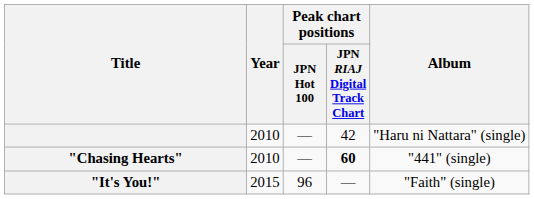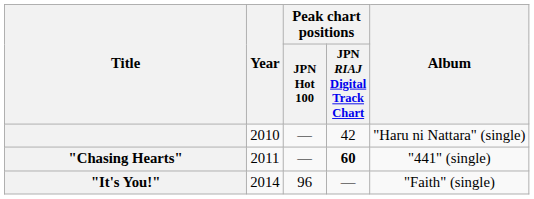(265, 158) 2010 -> (265, 158) 2011
(265, 182) 2015 -> (265, 182) 2014
